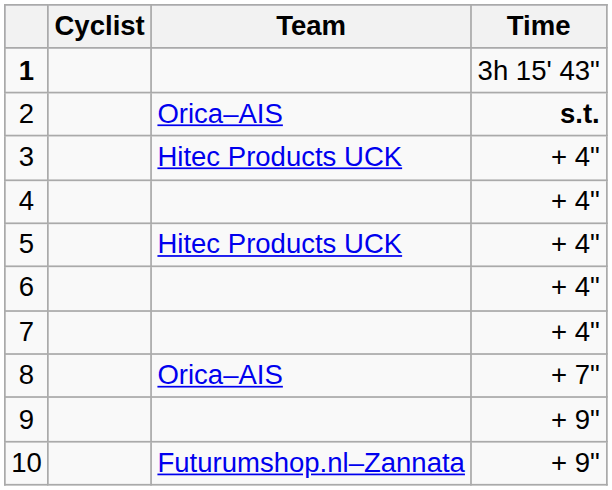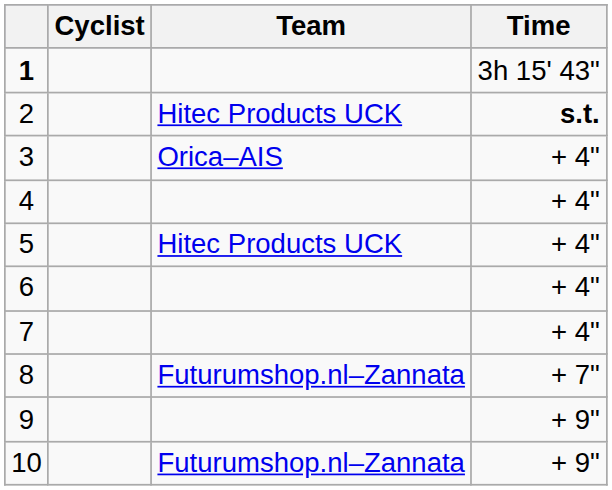(220, 113) Orica–AIS -> (280, 113) Hitec Products UCK
(280, 157) Hitec Products UCK -> (220, 157) Orica–AIS
(220, 375) Orica–AIS -> (311, 375) Futurumshop.nl–Zannata
